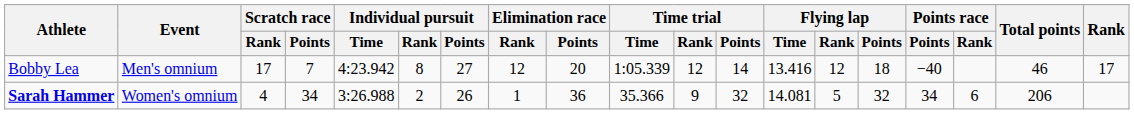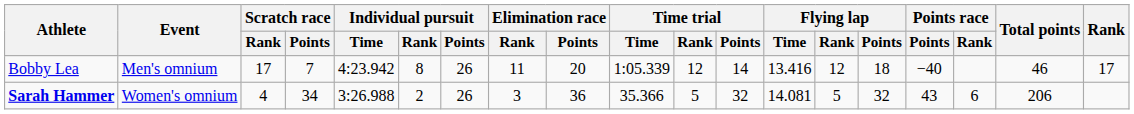(465, 69) 27 -> (465, 69) 26
(517, 69) 12 -> (517, 69) 11
(517, 95) 1 -> (517, 95) 3
(695, 95) 9 -> (695, 95) 5
(929, 95) 34 -> (929, 95) 43
